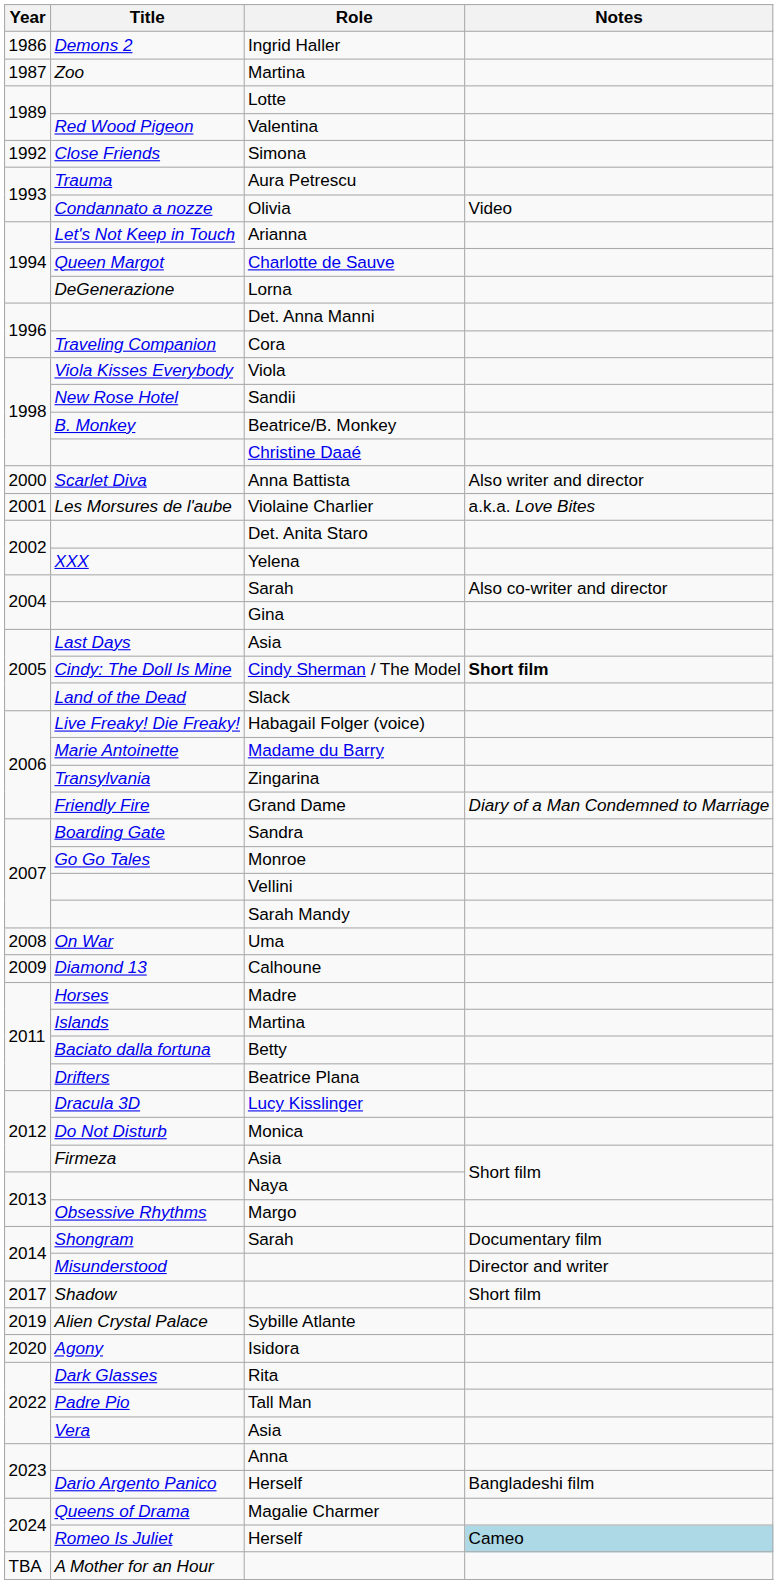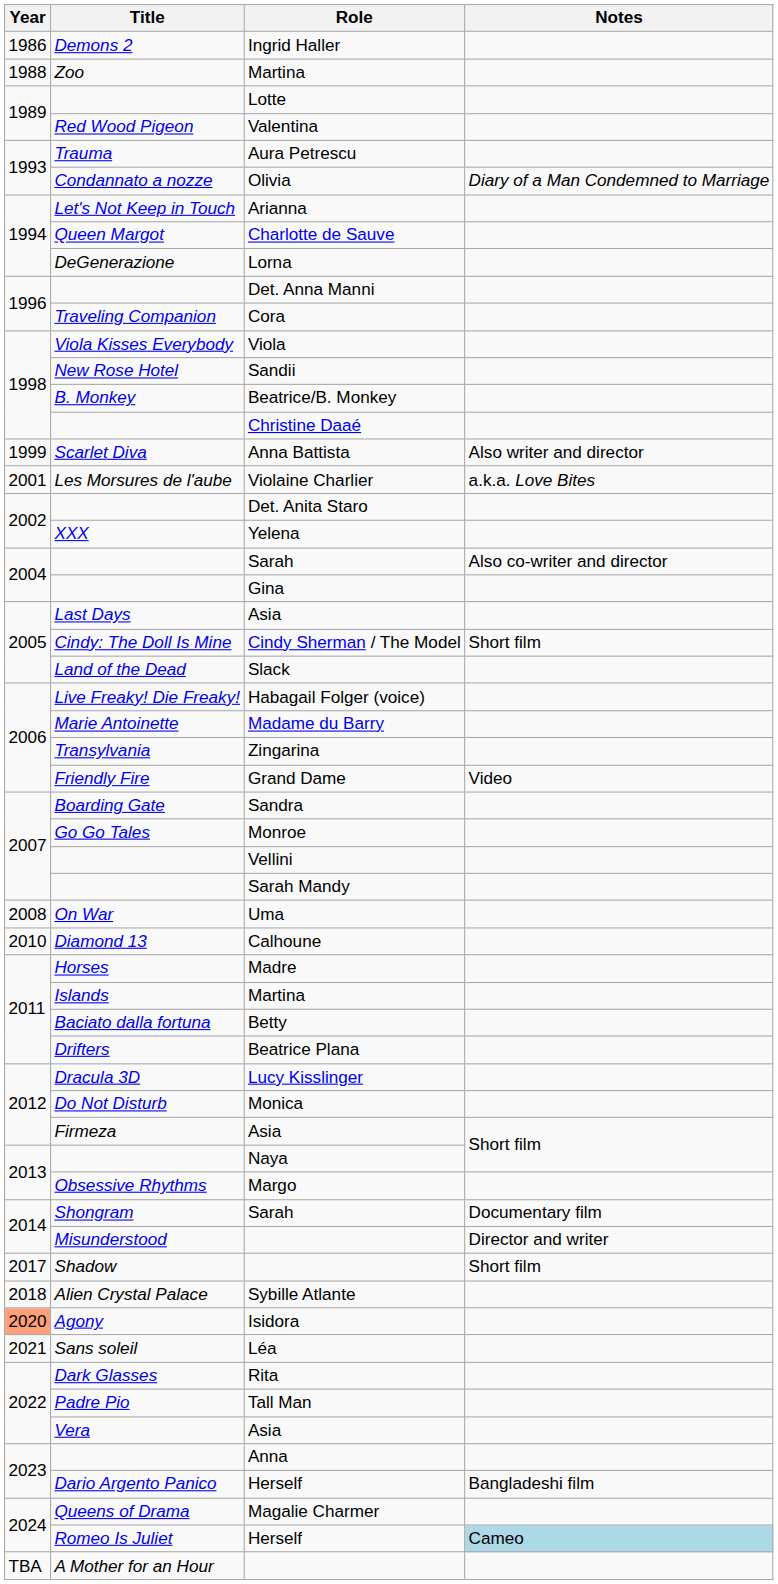(28, 72) 1987 -> (28, 72) 1988
- row: (107, 153)
(490, 208) Video -> (619, 180) Diary of a Man Condemned to Marriage
(28, 479) 2000 -> (28, 452) 1999
(509, 669) bold -> (505, 642) normal
(619, 805) Diary of a Man Condemned to Marriage -> (490, 778) Video
(28, 968) 2009 -> (28, 941) 2010
(28, 1321) 2019 -> (28, 1294) 2018
(28, 1348) no background -> (28, 1321) lightsalmon background
+ row: (96, 1348)
